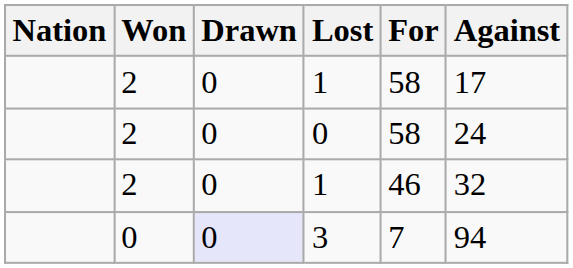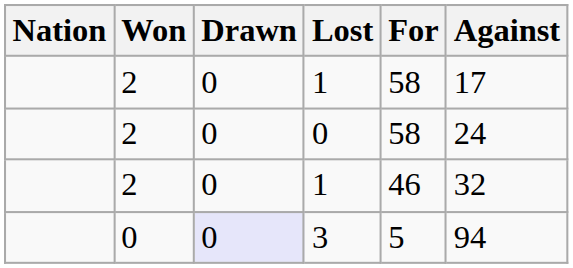(396, 236) 7 -> (396, 236) 5
